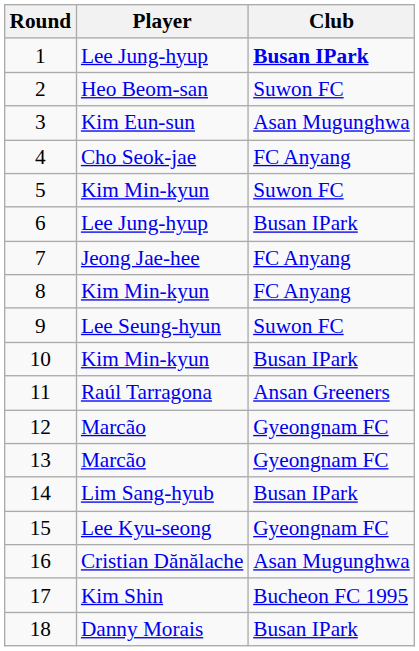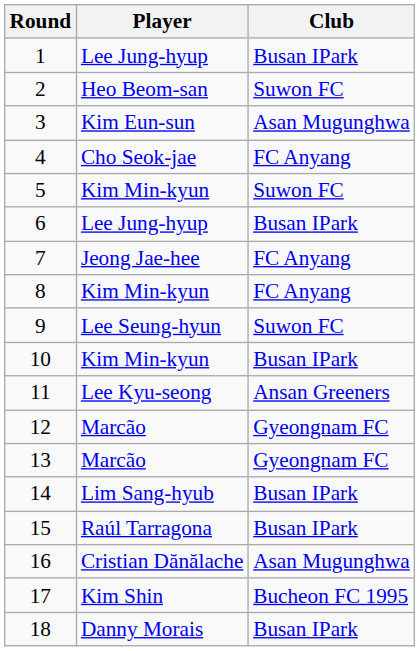(311, 55) bold -> (305, 55) normal
(146, 392) Raúl Tarragona -> (146, 392) Lee Kyu-seong
(146, 527) Lee Kyu-seong -> (146, 527) Raúl Tarragona
(321, 527) Gyeongnam FC -> (305, 527) Busan IPark
